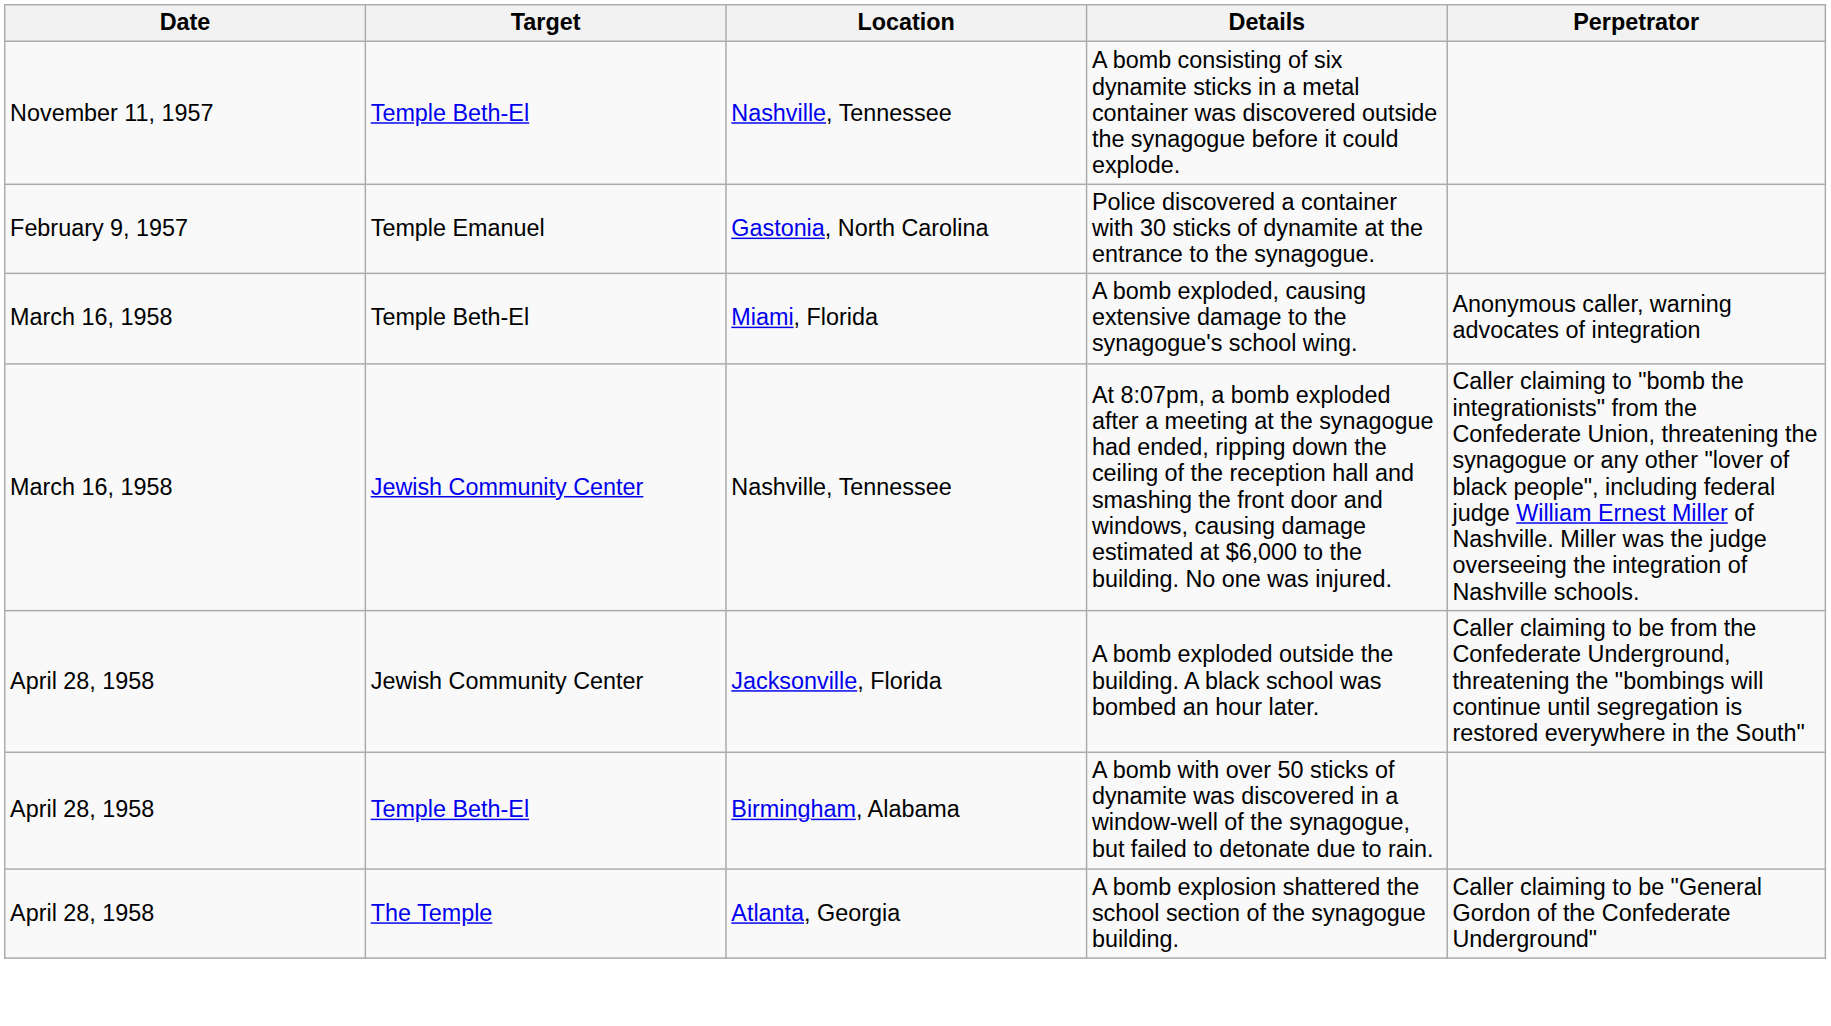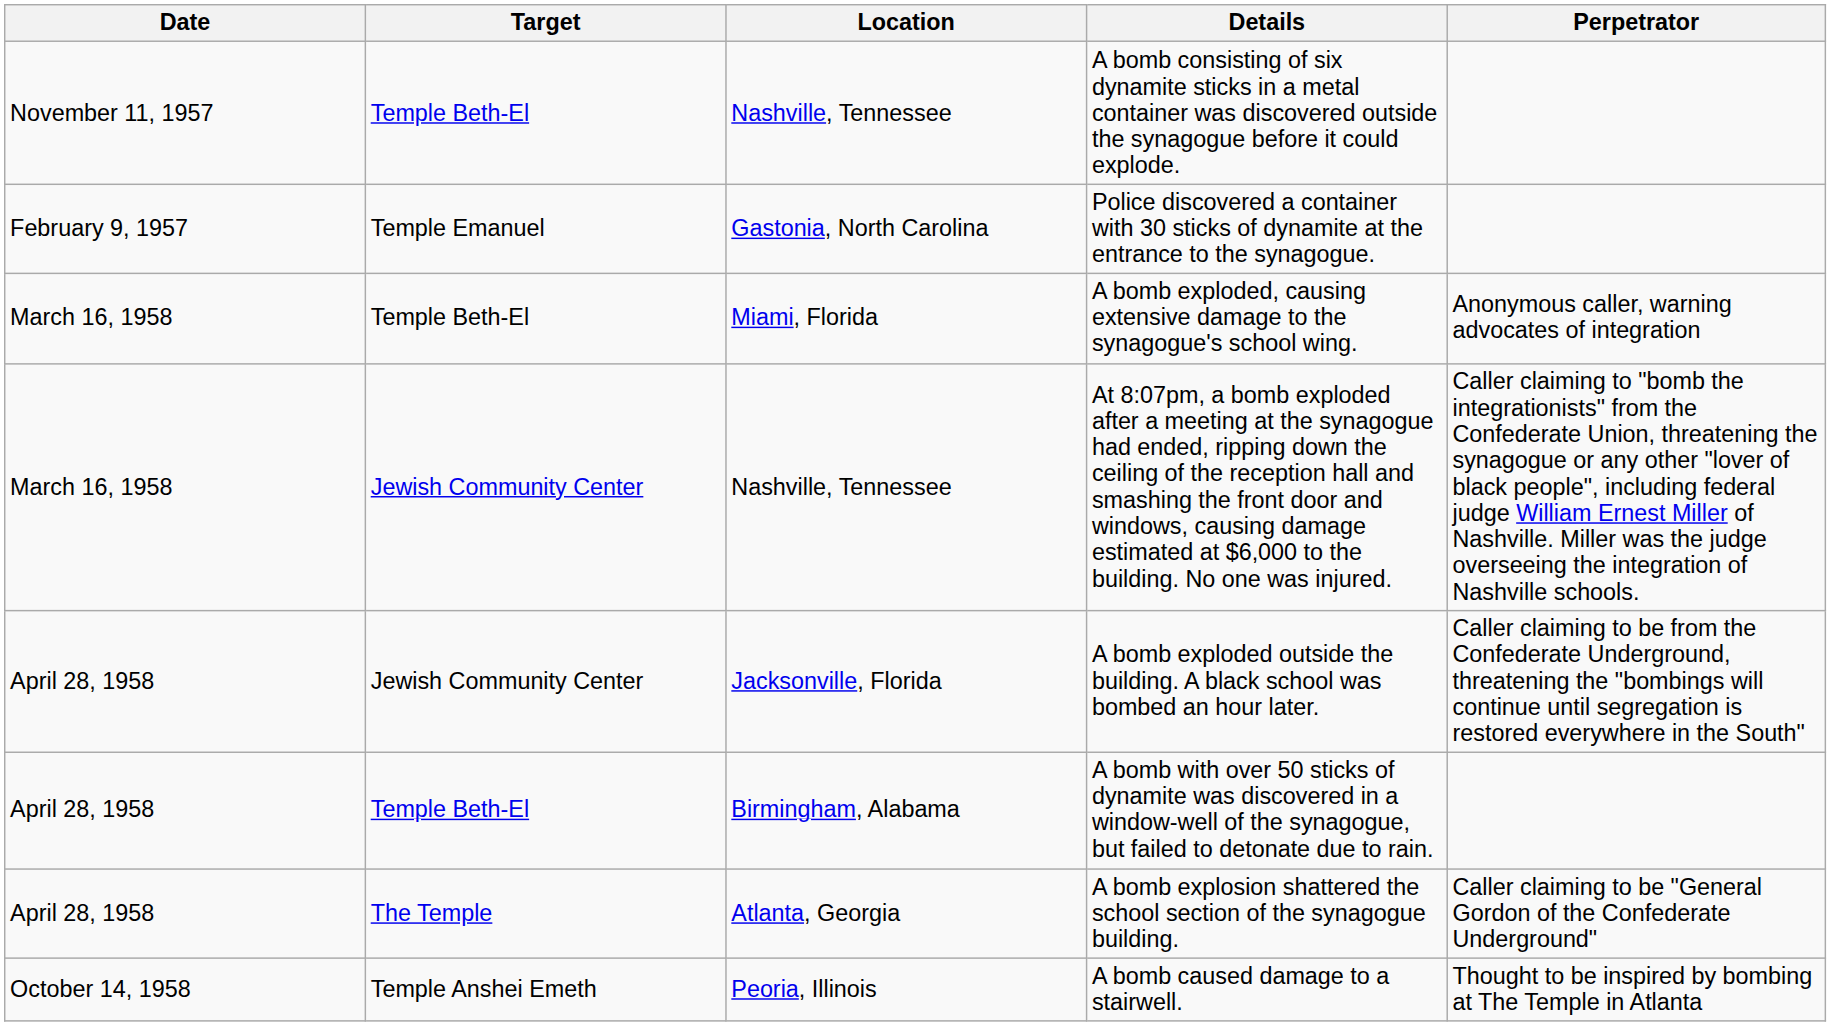+ row: (1241, 989)
